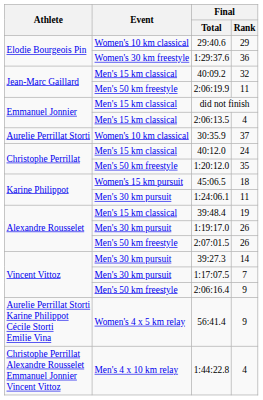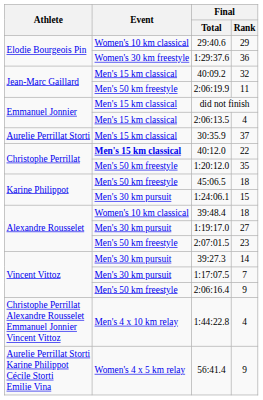(142, 136) Women's 10 km classical -> (136, 136) Men's 15 km classical
(136, 151) normal -> (138, 151) bold
(245, 151) 24 -> (245, 151) 22
(139, 182) Women's 15 km pursuit -> (136, 182) Men's 50 km freestyle
(245, 197) 11 -> (245, 197) 15
(136, 213) Men's 15 km classical -> (142, 213) Women's 10 km classical
(245, 213) 19 -> (245, 213) 18
(245, 228) 26 -> (245, 228) 27
(245, 244) 26 -> (245, 244) 23
rows swapped: (211, 371) <-> (211, 322)
